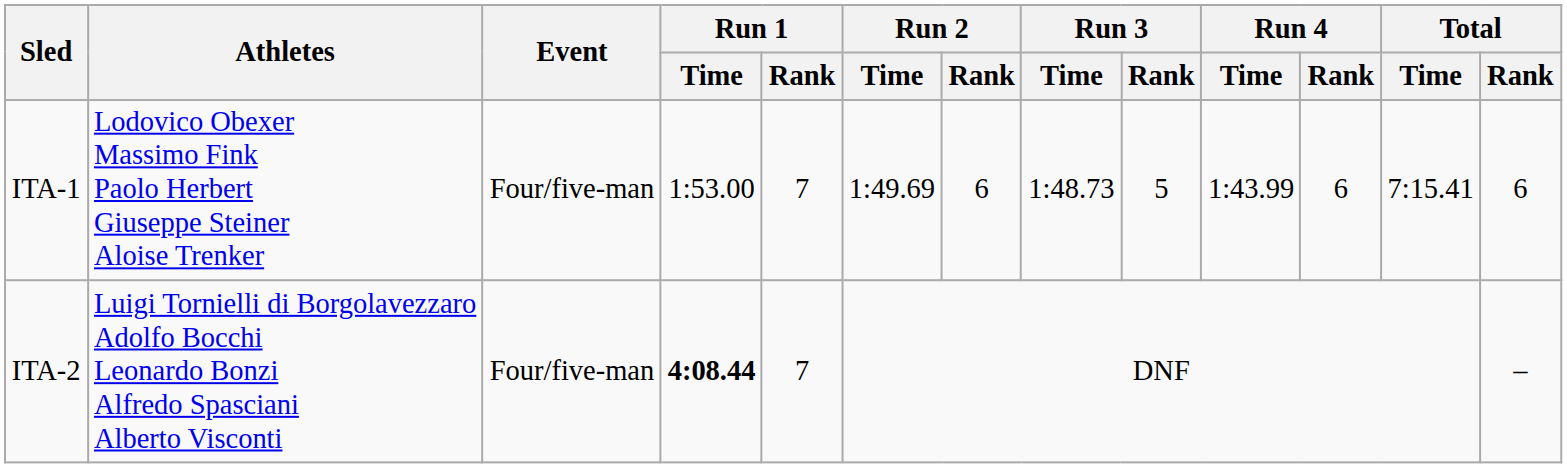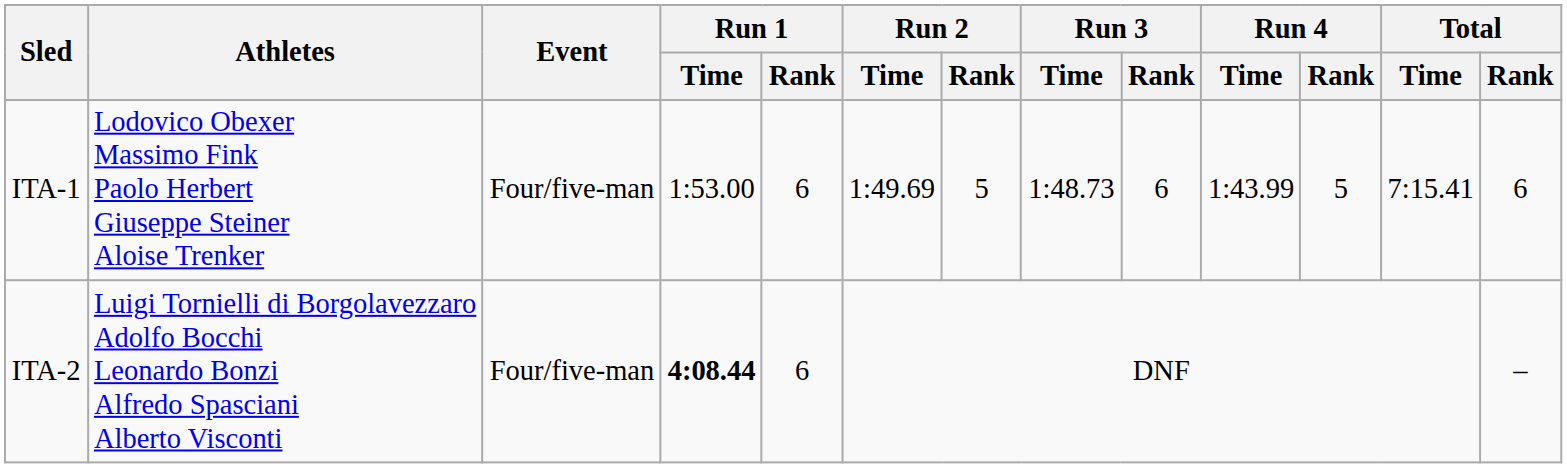(802, 189) 7 -> (802, 189) 6
(982, 189) 6 -> (982, 189) 5
(1161, 189) 5 -> (1161, 189) 6
(1341, 189) 6 -> (1341, 189) 5
(802, 371) 7 -> (802, 371) 6
